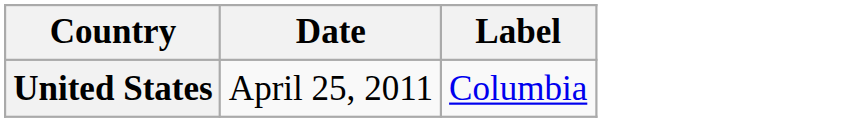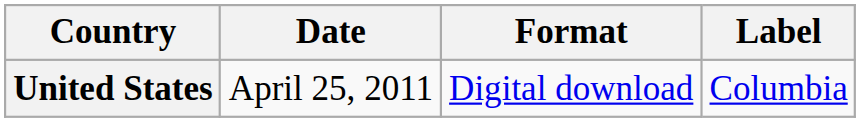+ column: (571, 32)
